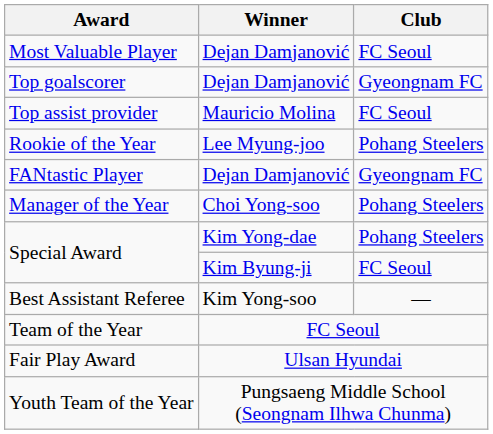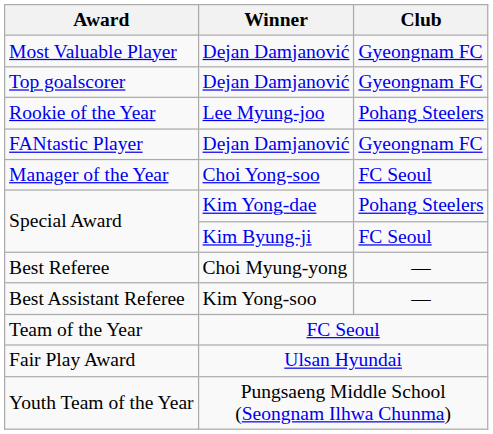(395, 50) FC Seoul -> (421, 50) Gyeongnam FC
- row: (83, 112)
(421, 205) Pohang Steelers -> (395, 174) FC Seoul
+ row: (59, 267)
